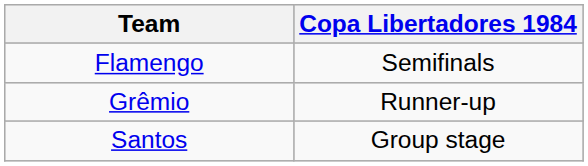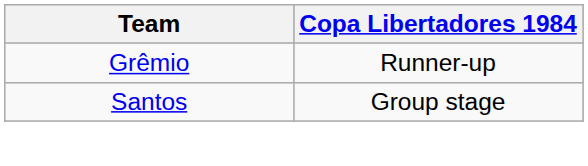- row: (149, 62)
